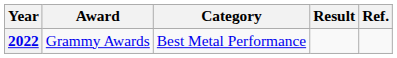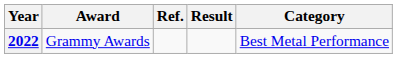columns swapped: (232, 16) <-> (376, 16)
